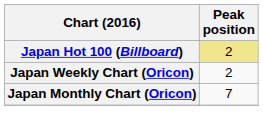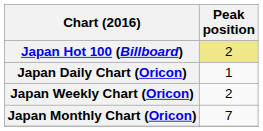+ row: (102, 72)
